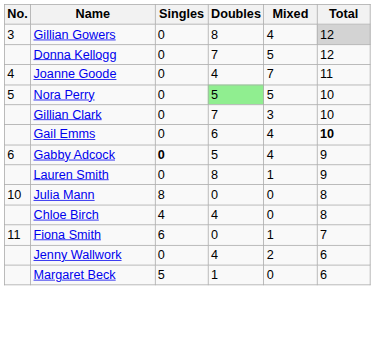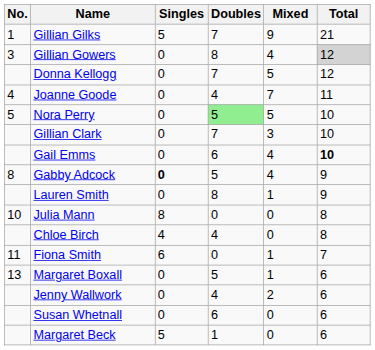+ row: (67, 34)
(11, 154) 6 -> (11, 174) 8
+ row: (78, 275)
+ row: (78, 315)
